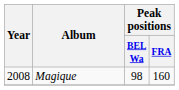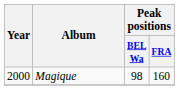(19, 76) 2008 -> (19, 76) 2000
